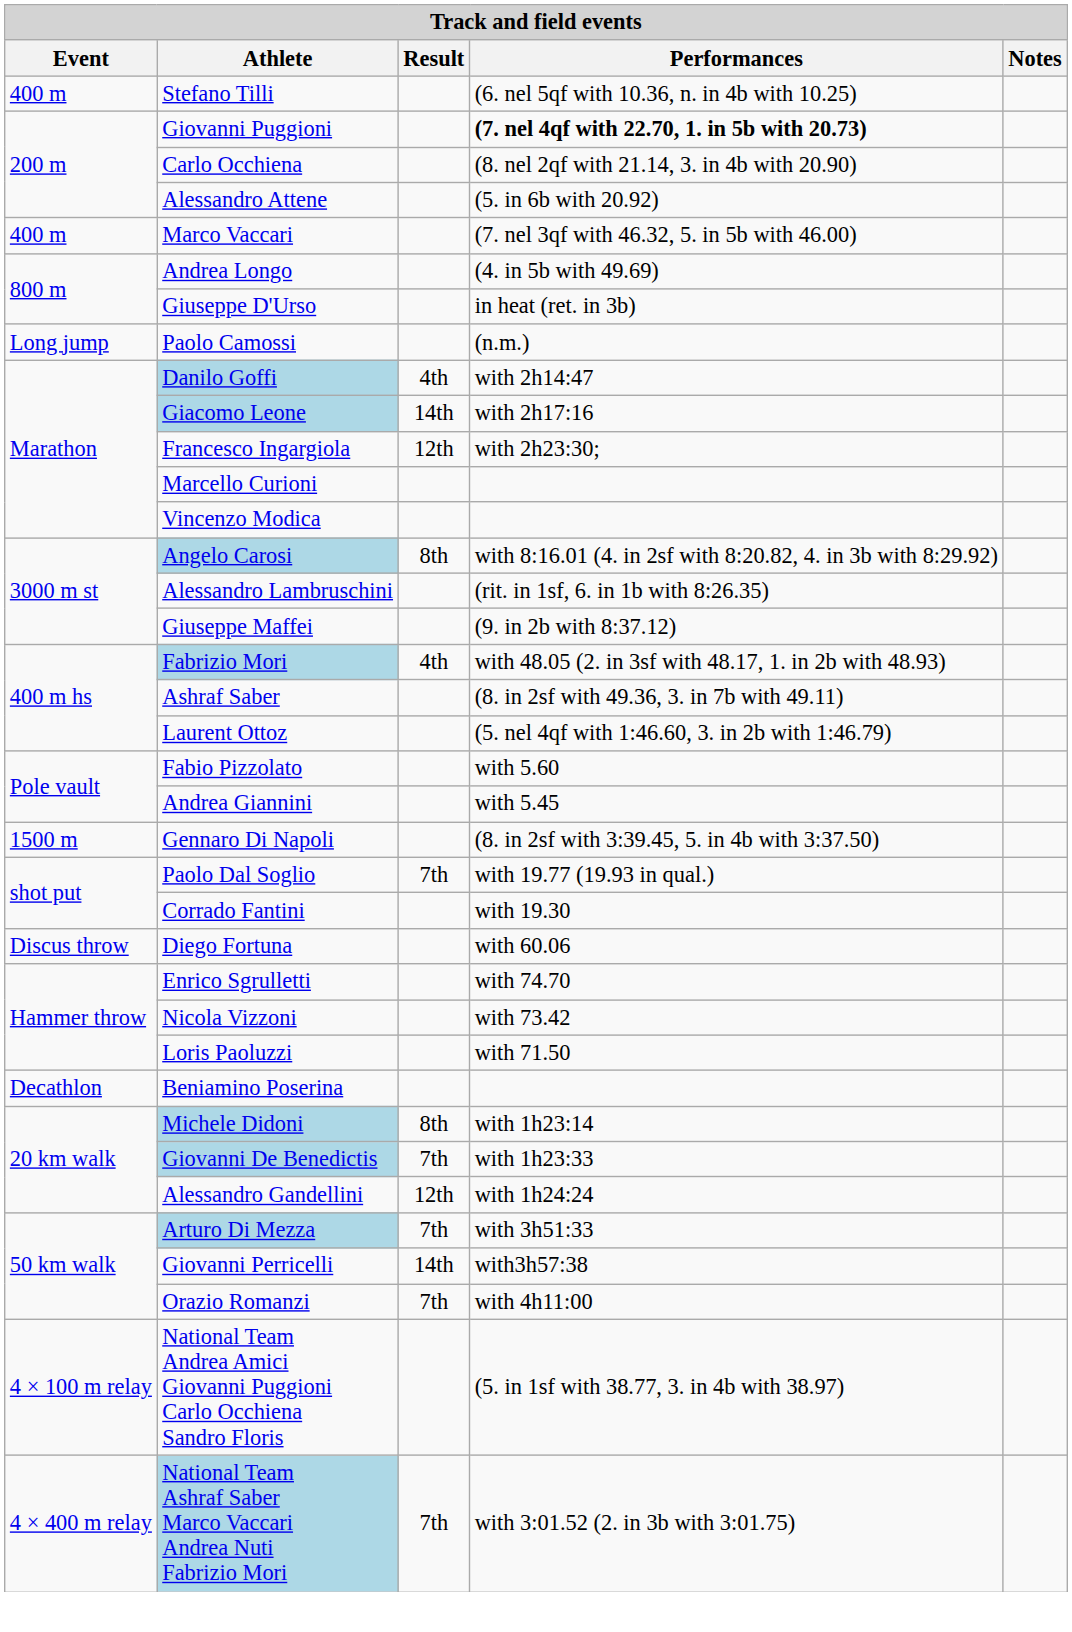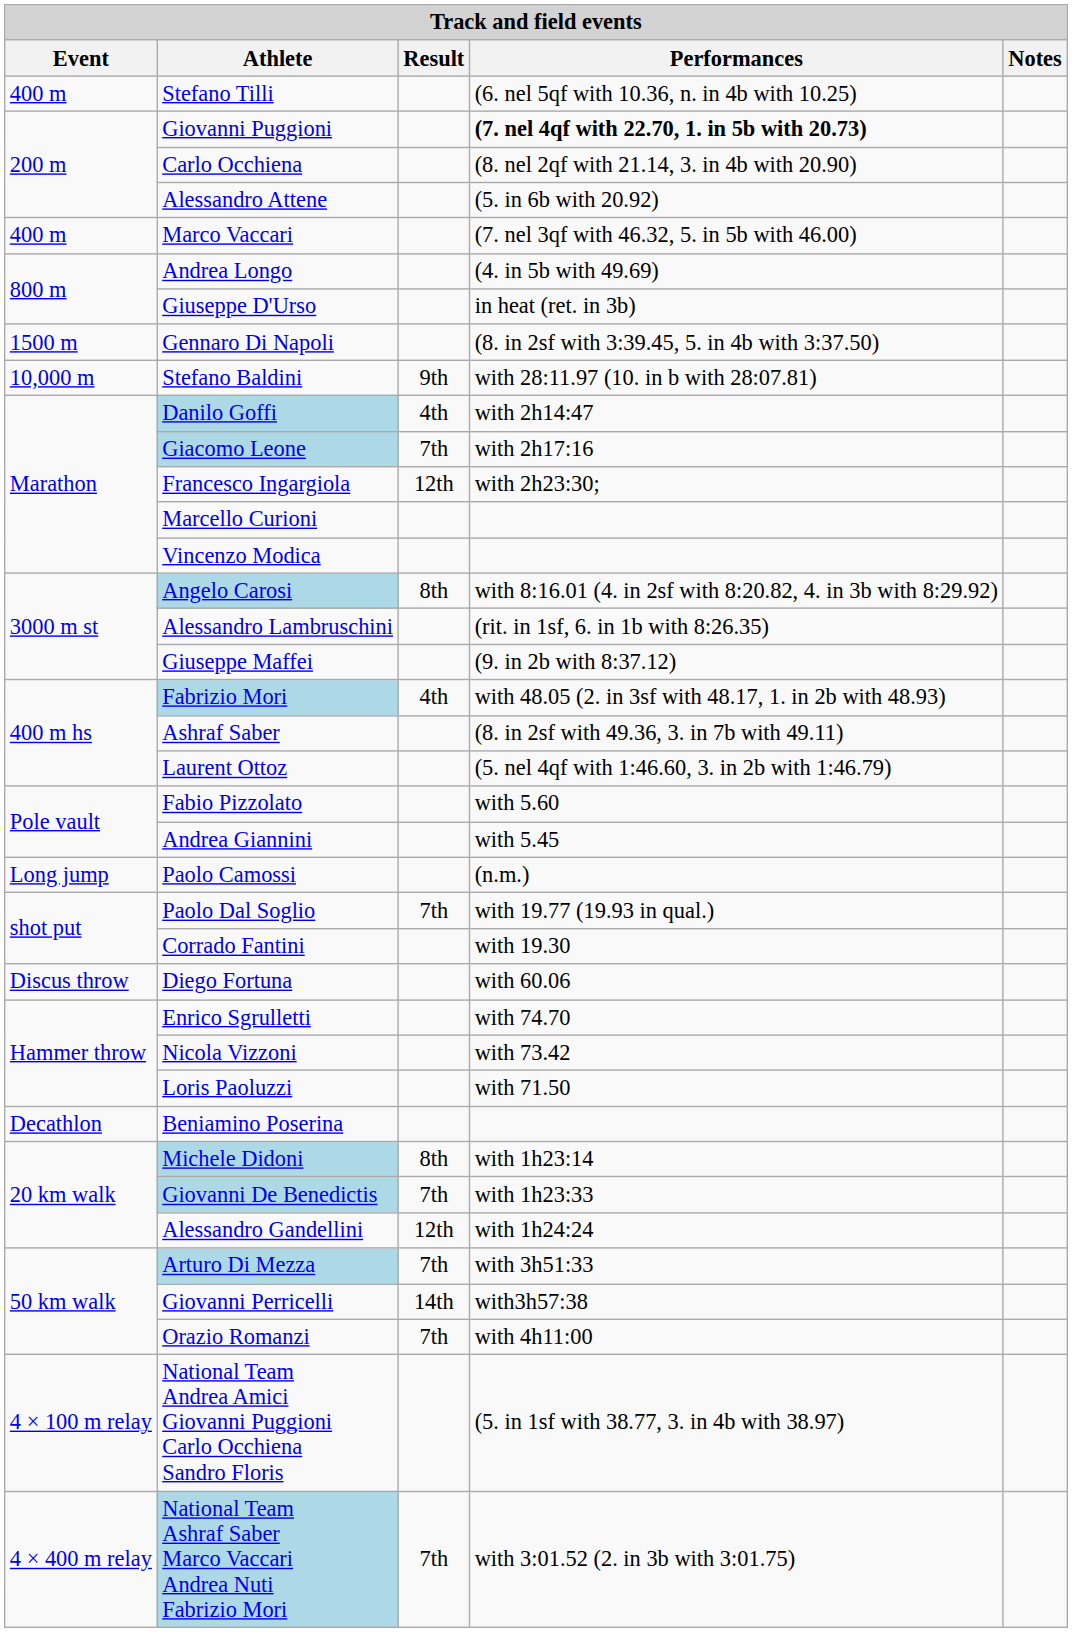rows swapped: (248, 839) <-> (229, 341)
+ row: (232, 377)
(434, 413) 14th -> (434, 448) 7th
